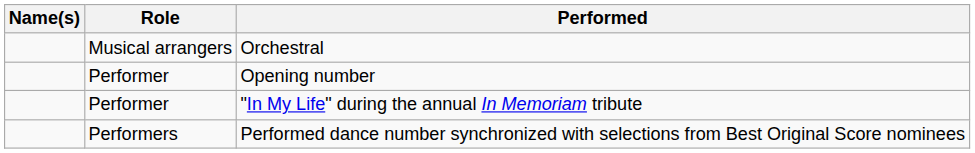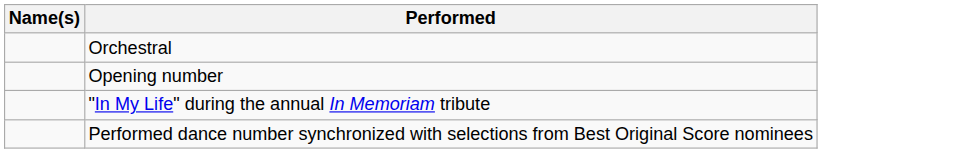- column: (160, 18)
